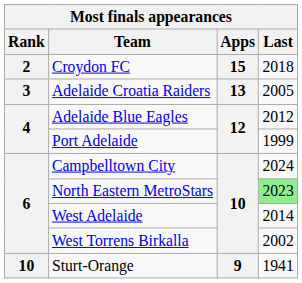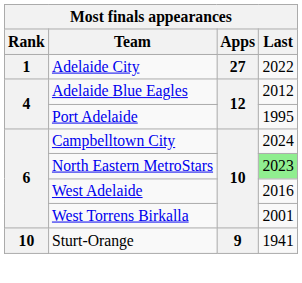+ row: (96, 66)
- row: (91, 66)
- row: (131, 91)
(278, 141) 1999 -> (278, 116) 1995
(278, 215) 2014 -> (278, 191) 2016
(278, 240) 2002 -> (278, 215) 2001
